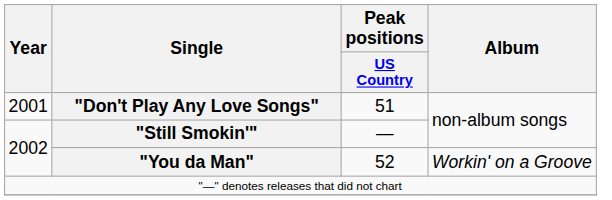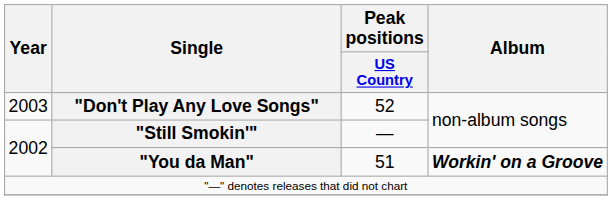(28, 106) 2001 -> (28, 106) 2003
(385, 106) 51 -> (385, 106) 52
(385, 161) 52 -> (385, 161) 51
(512, 161) normal -> (517, 161) bold
